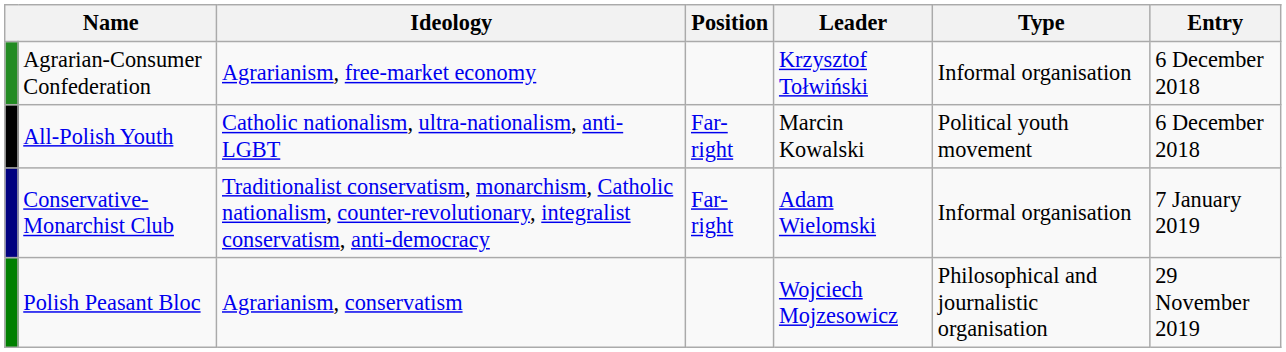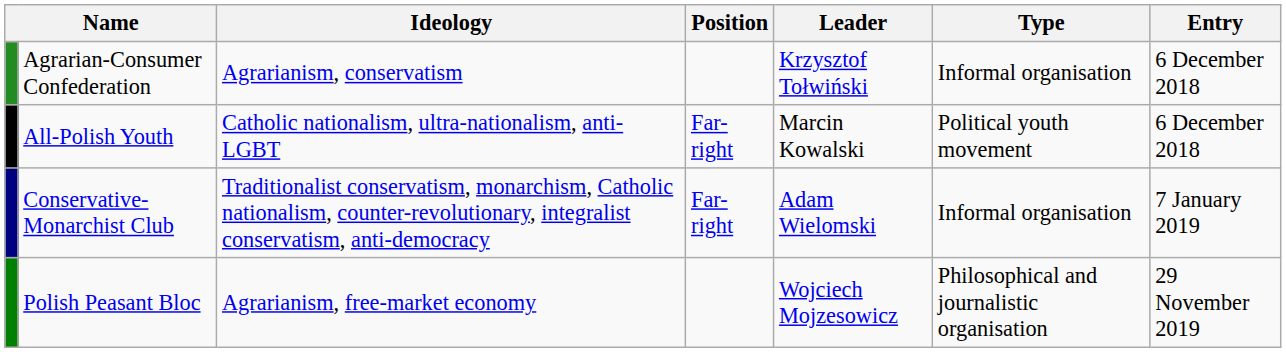(379, 73) Agrarianism, free-market economy -> (342, 73) Agrarianism, conservatism
(342, 302) Agrarianism, conservatism -> (379, 302) Agrarianism, free-market economy
